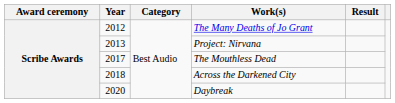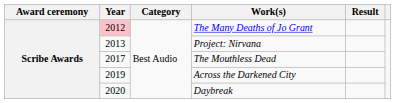(115, 28) no background -> (115, 28) pink background
(115, 75) 2018 -> (115, 75) 2019
